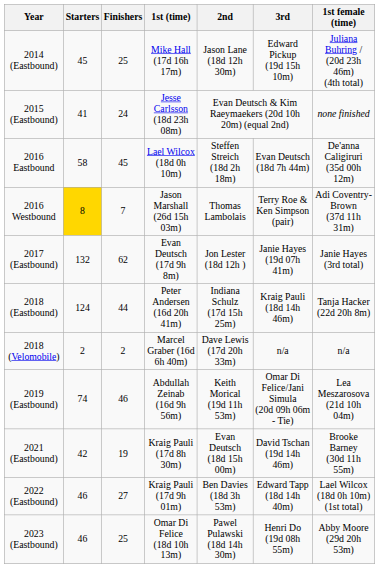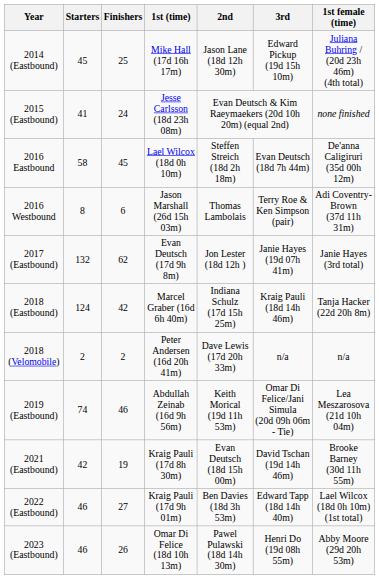(82, 211) gold background -> (82, 211) no background
(123, 211) 7 -> (123, 211) 6
(123, 308) 44 -> (123, 308) 42
(171, 308) Peter Andersen (16d 20h 41m) -> (171, 308) Marcel Graber (16d 6h 40m)
(171, 351) Marcel Graber (16d 6h 40m) -> (171, 356) Peter Andersen (16d 20h 41m)
(123, 539) 25 -> (123, 550) 26
